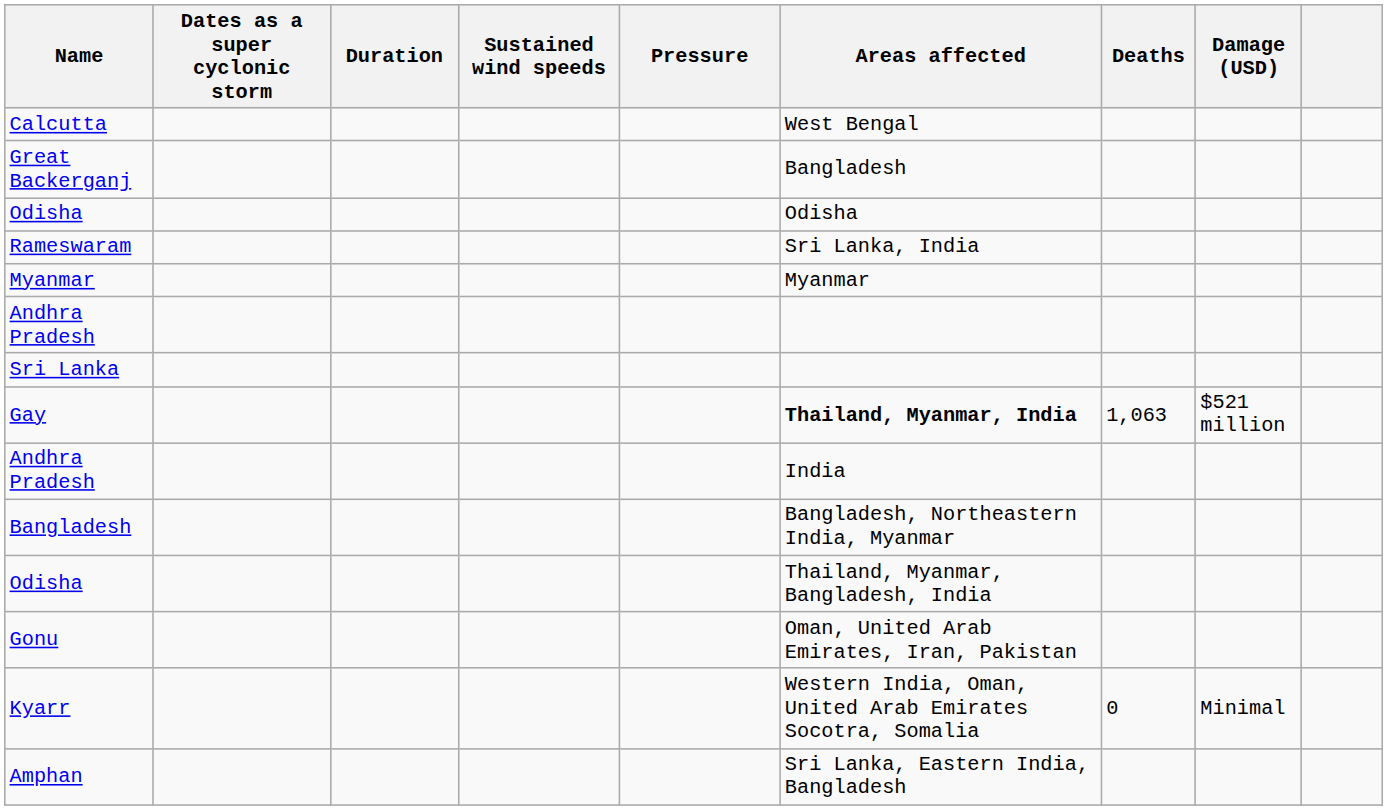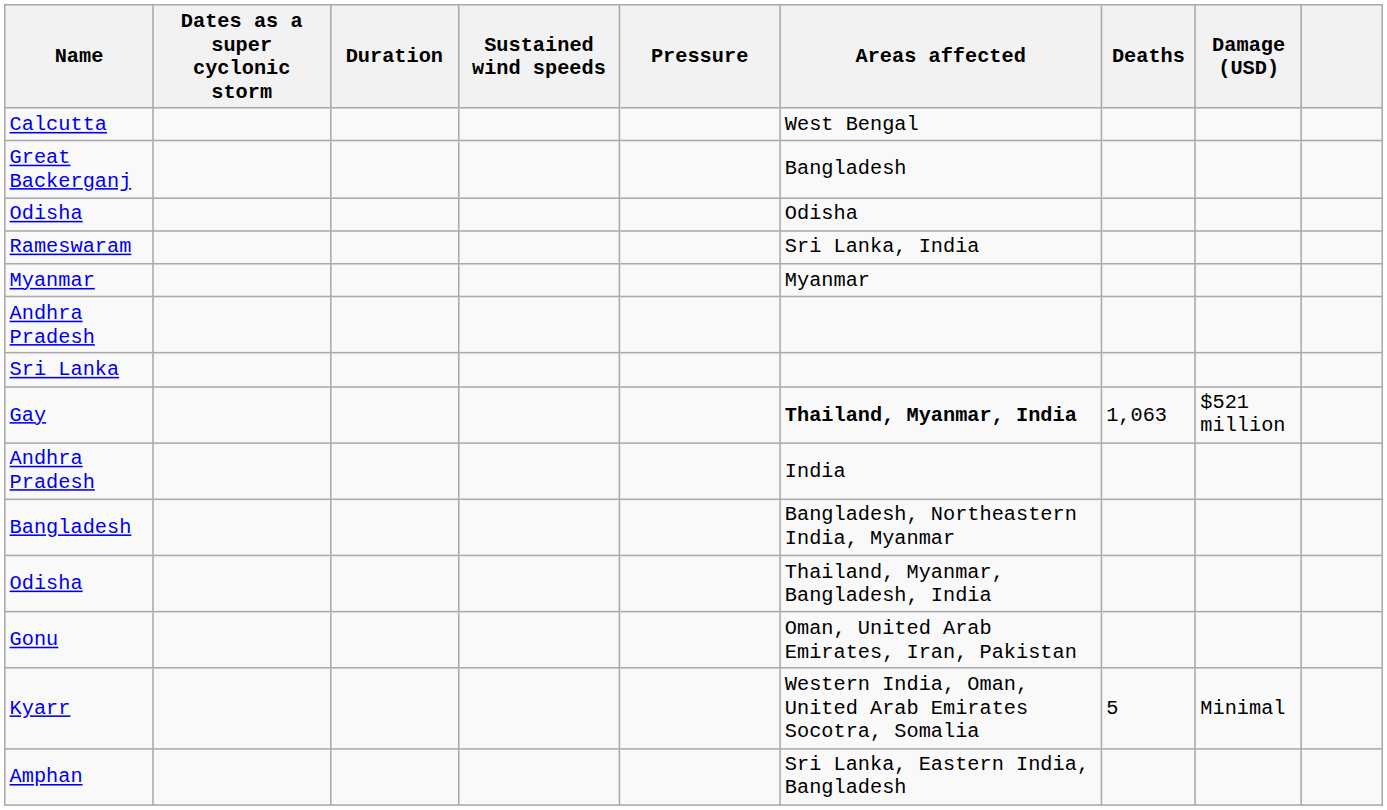(1112, 708) 0 -> (1112, 708) 5
